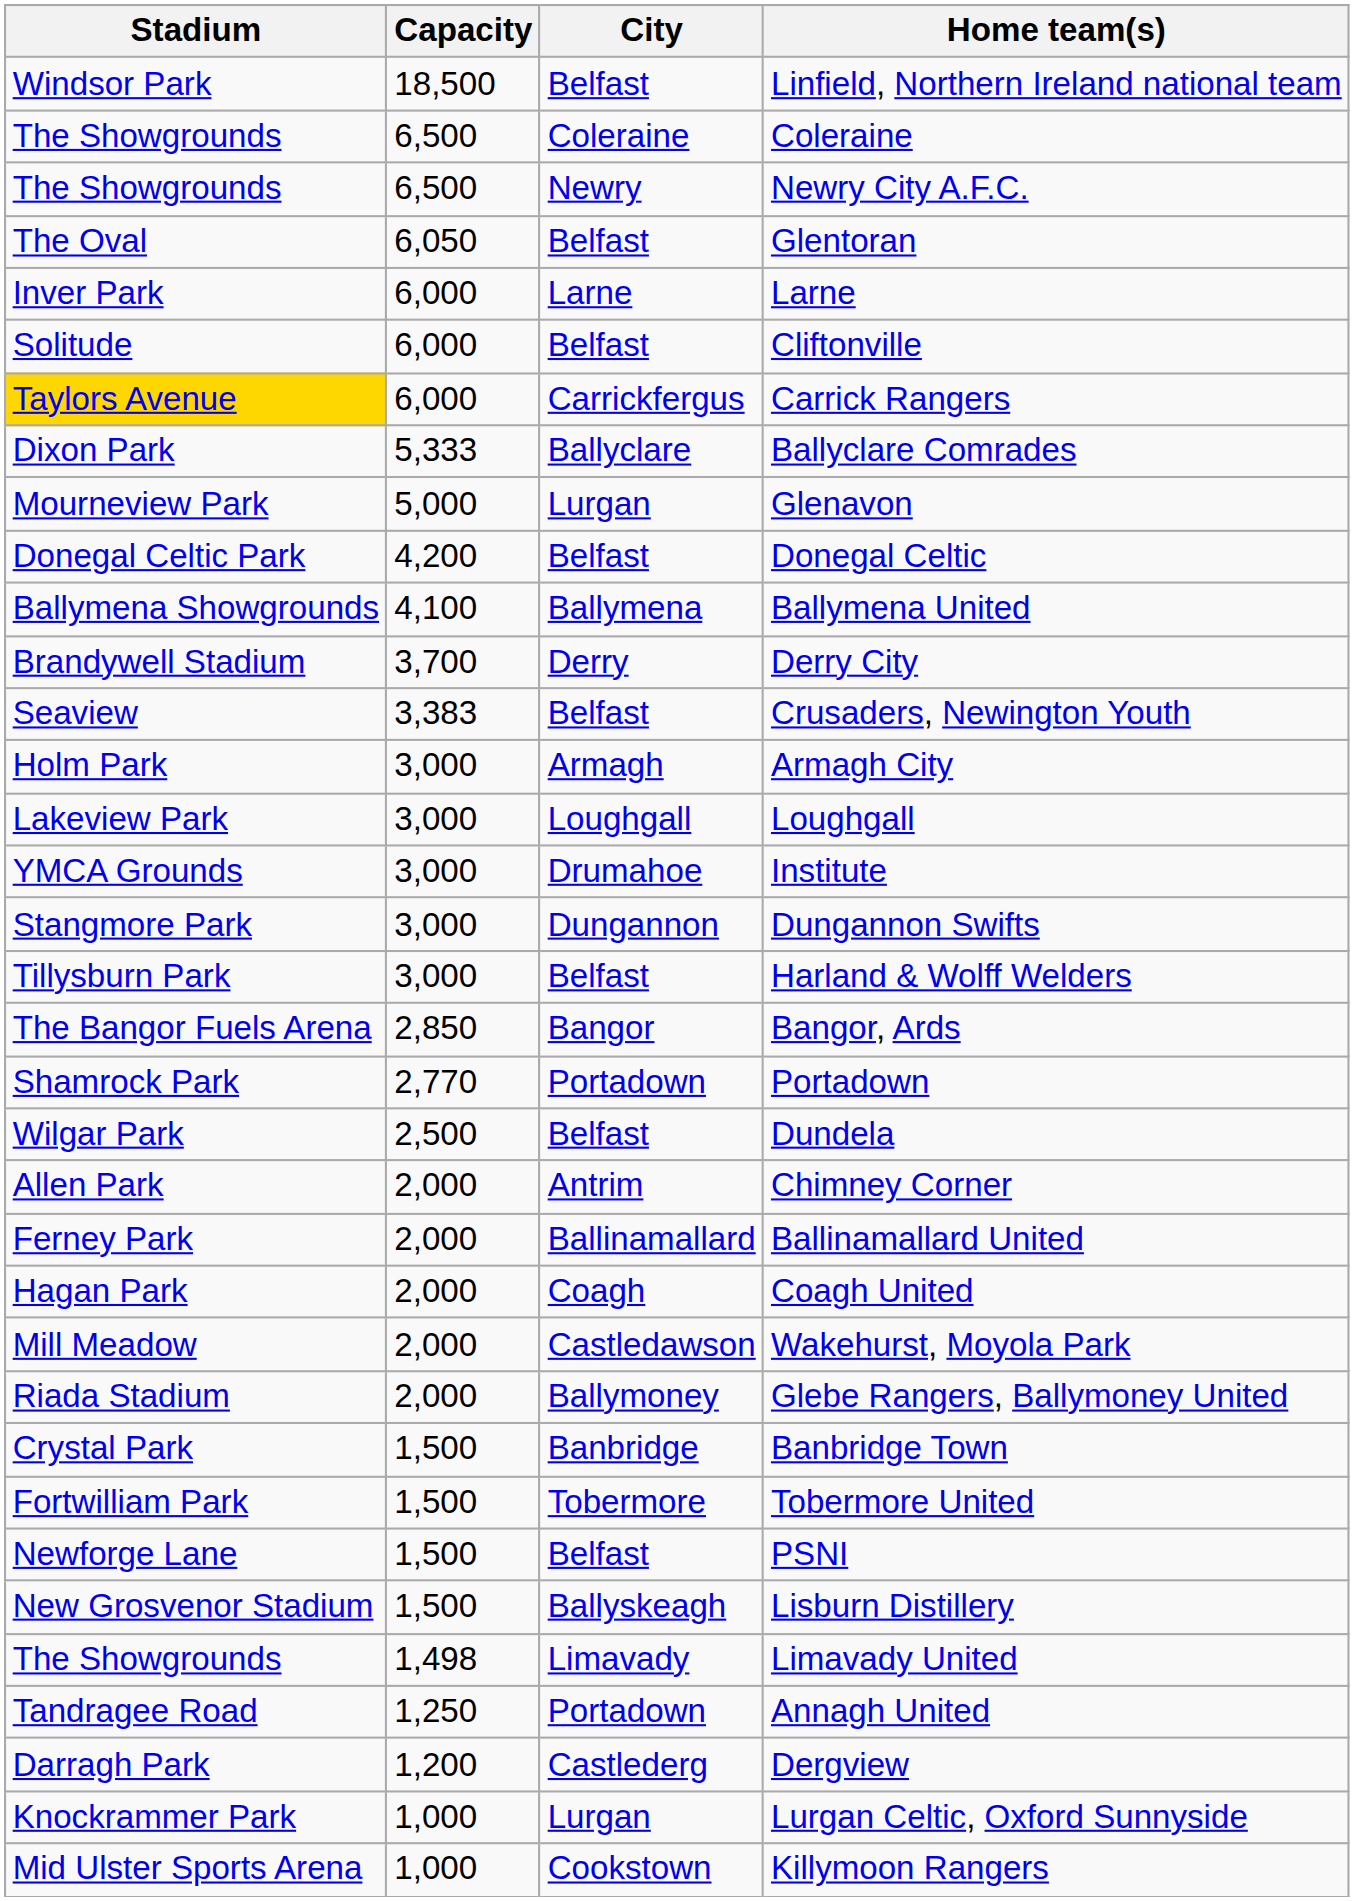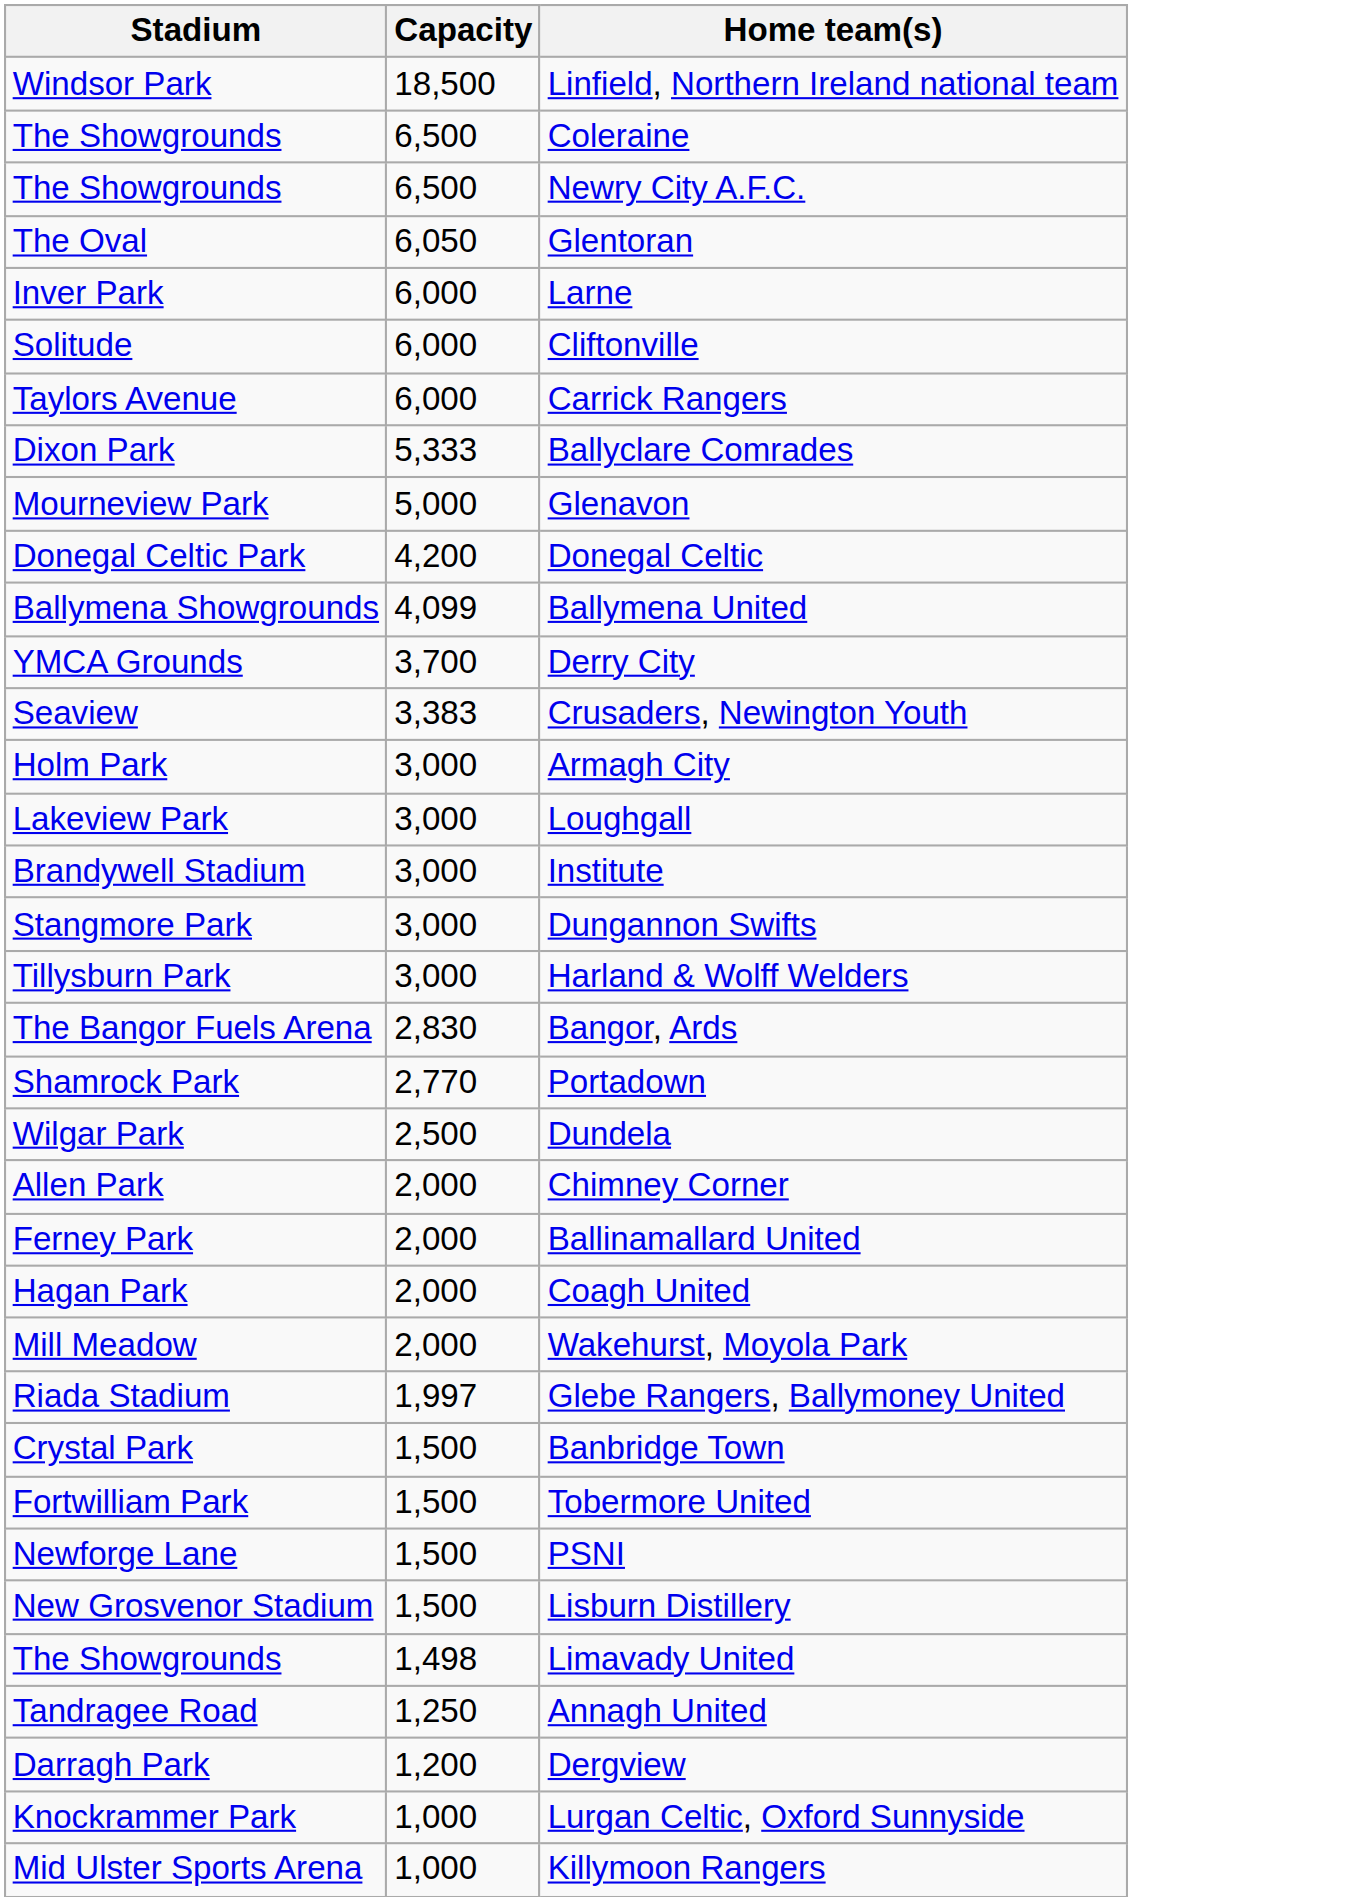- column: (652, 30)
(125, 398) gold background -> (125, 398) no background
(436, 608) 4,100 -> (436, 608) 4,099
(159, 661) Brandywell Stadium -> (128, 661) YMCA Grounds
(128, 871) YMCA Grounds -> (159, 871) Brandywell Stadium
(436, 1028) 2,850 -> (436, 1028) 2,830
(436, 1396) 2,000 -> (436, 1396) 1,997
